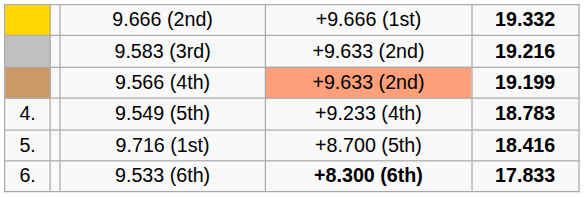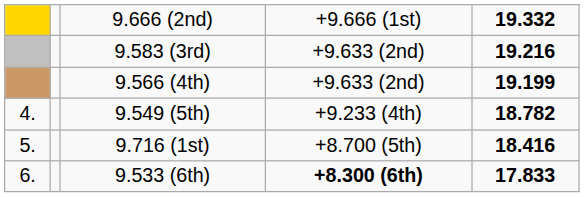(368, 82) lightsalmon background -> (368, 82) no background
(525, 113) 18.783 -> (525, 113) 18.782
